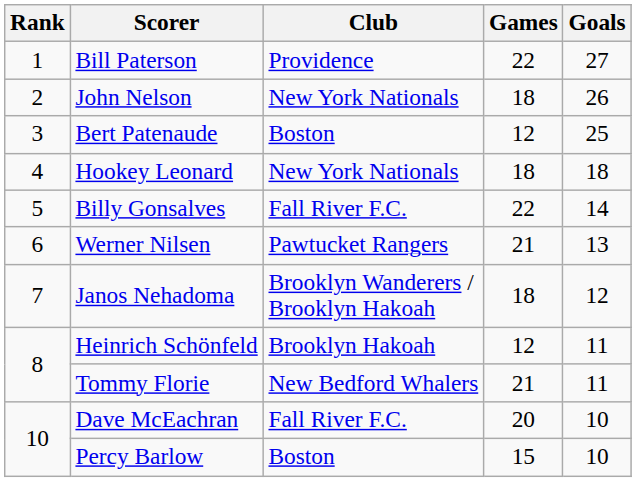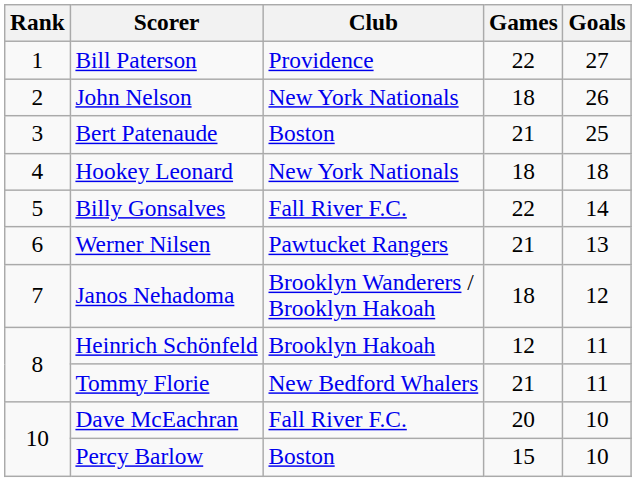(523, 134) 12 -> (523, 134) 21
